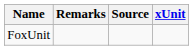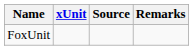columns swapped: (170, 14) <-> (81, 14)
